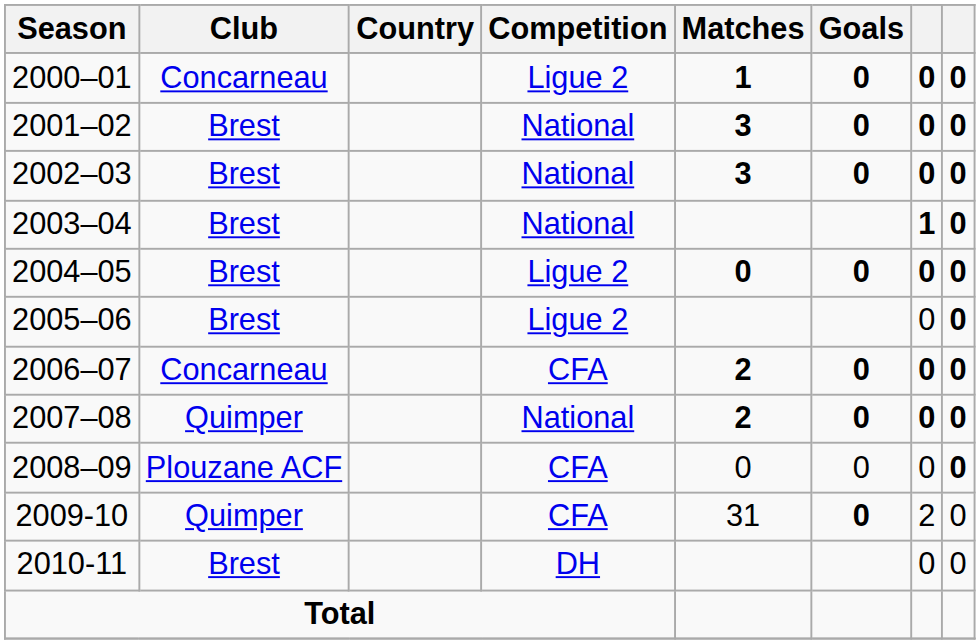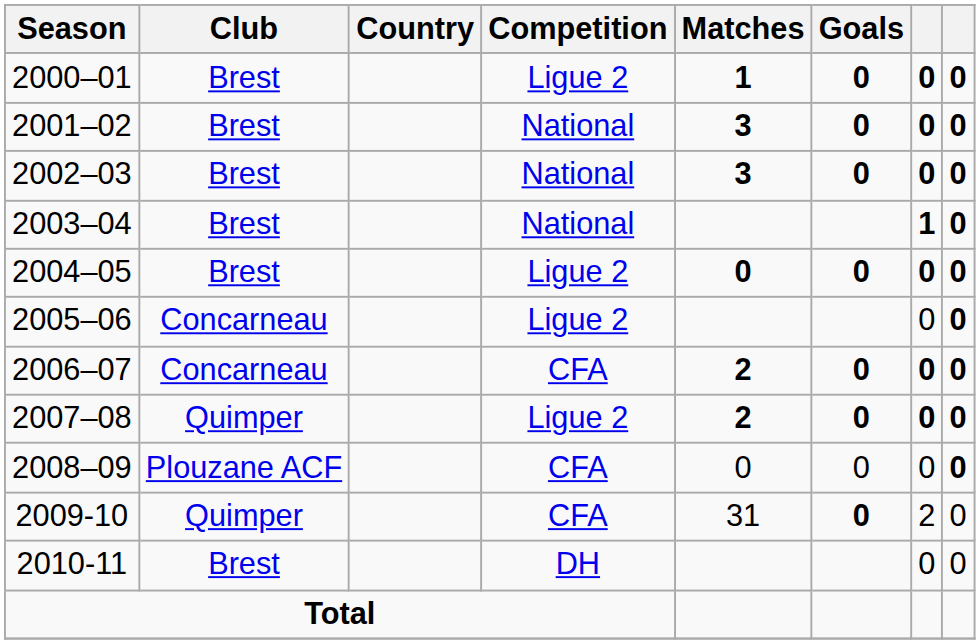(244, 77) Concarneau -> (244, 77) Brest
(244, 321) Brest -> (244, 321) Concarneau
(578, 418) National -> (578, 418) Ligue 2
